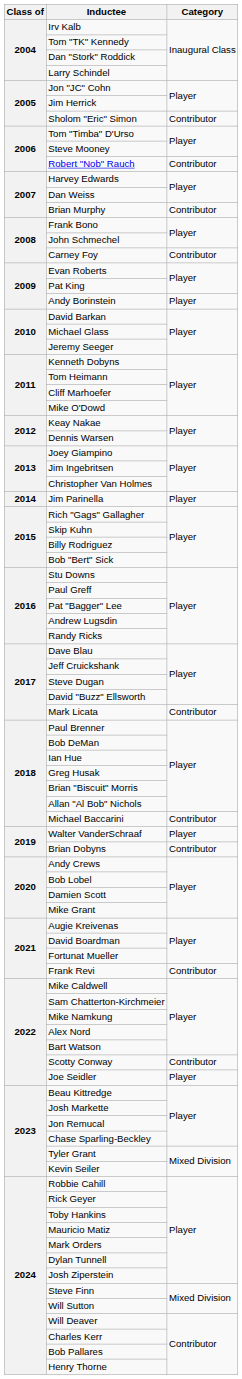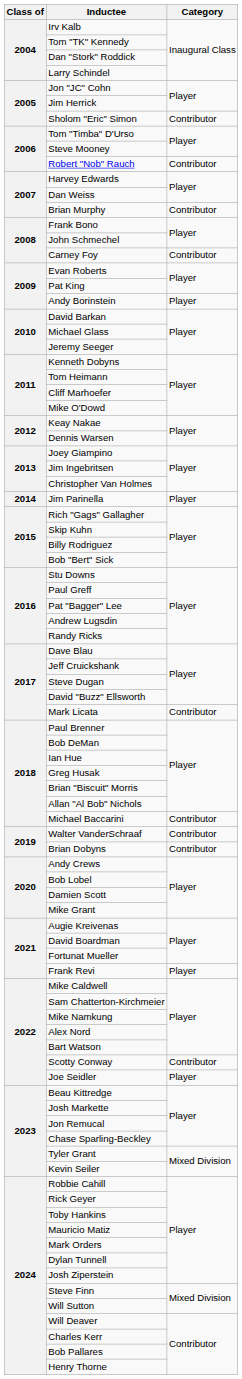(183, 834) Player -> (193, 834) Contributor
(193, 971) Contributor -> (183, 971) Player
